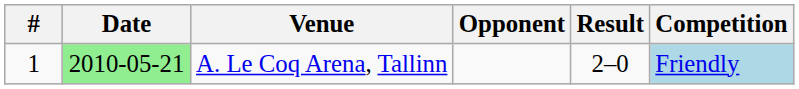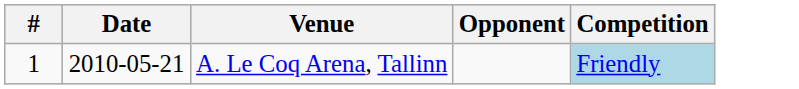- column: (610, 24)
(127, 63) lightgreen background -> (127, 63) no background
